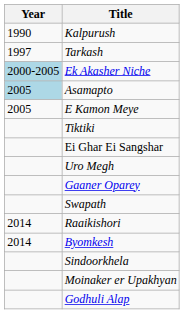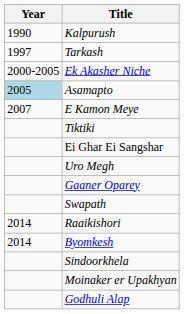(33, 71) lightblue background -> (33, 71) no background
(19, 109) 2005 -> (19, 109) 2007
